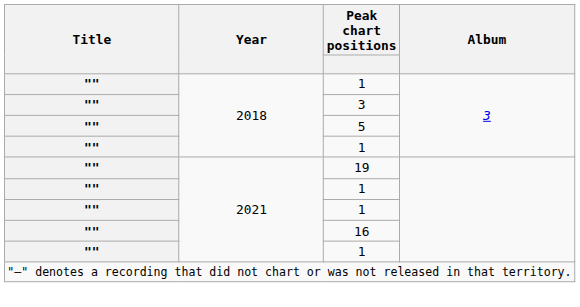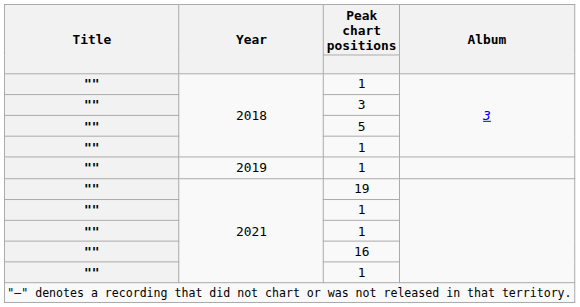+ row: (251, 168)
